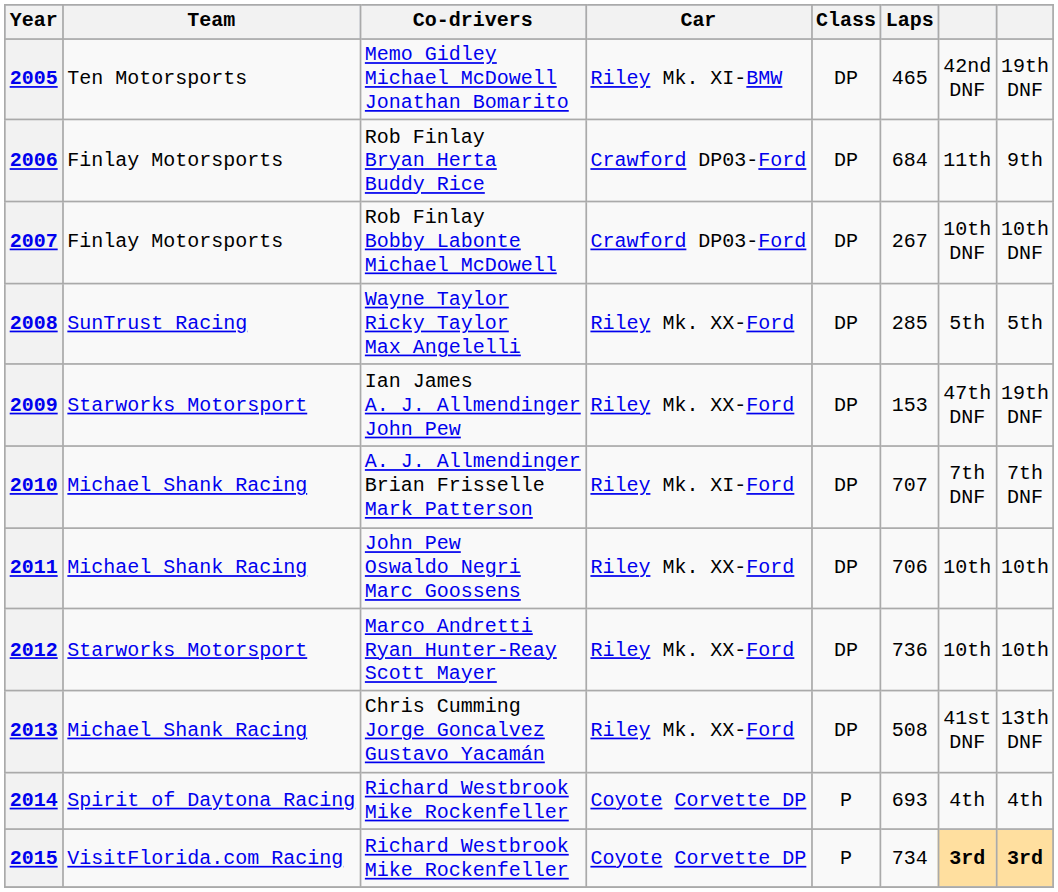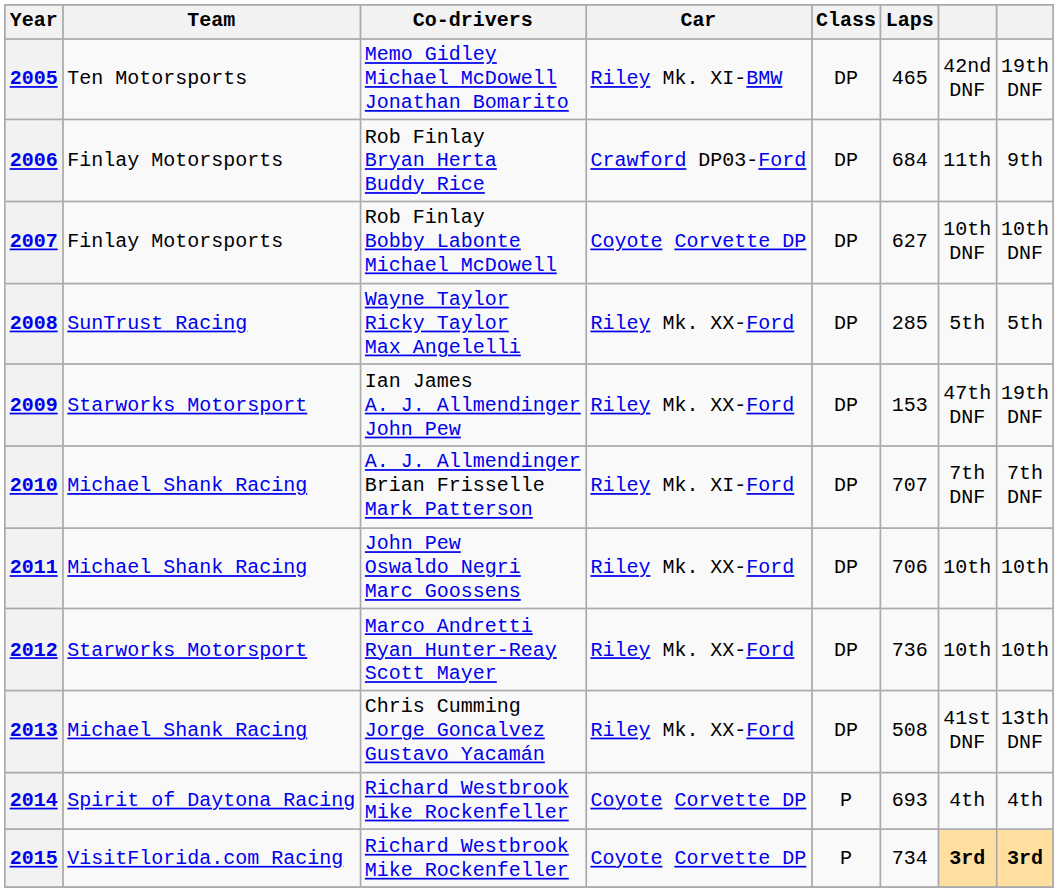(698, 242) Crawford DP03-Ford -> (698, 242) Coyote Corvette DP
(910, 242) 267 -> (910, 242) 627
